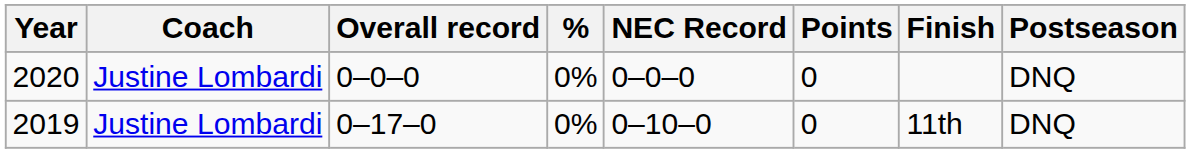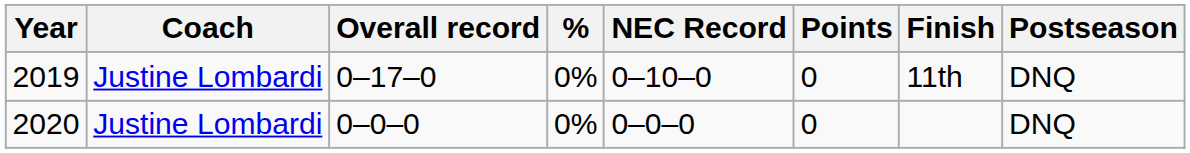rows swapped: (46, 123) <-> (46, 76)
